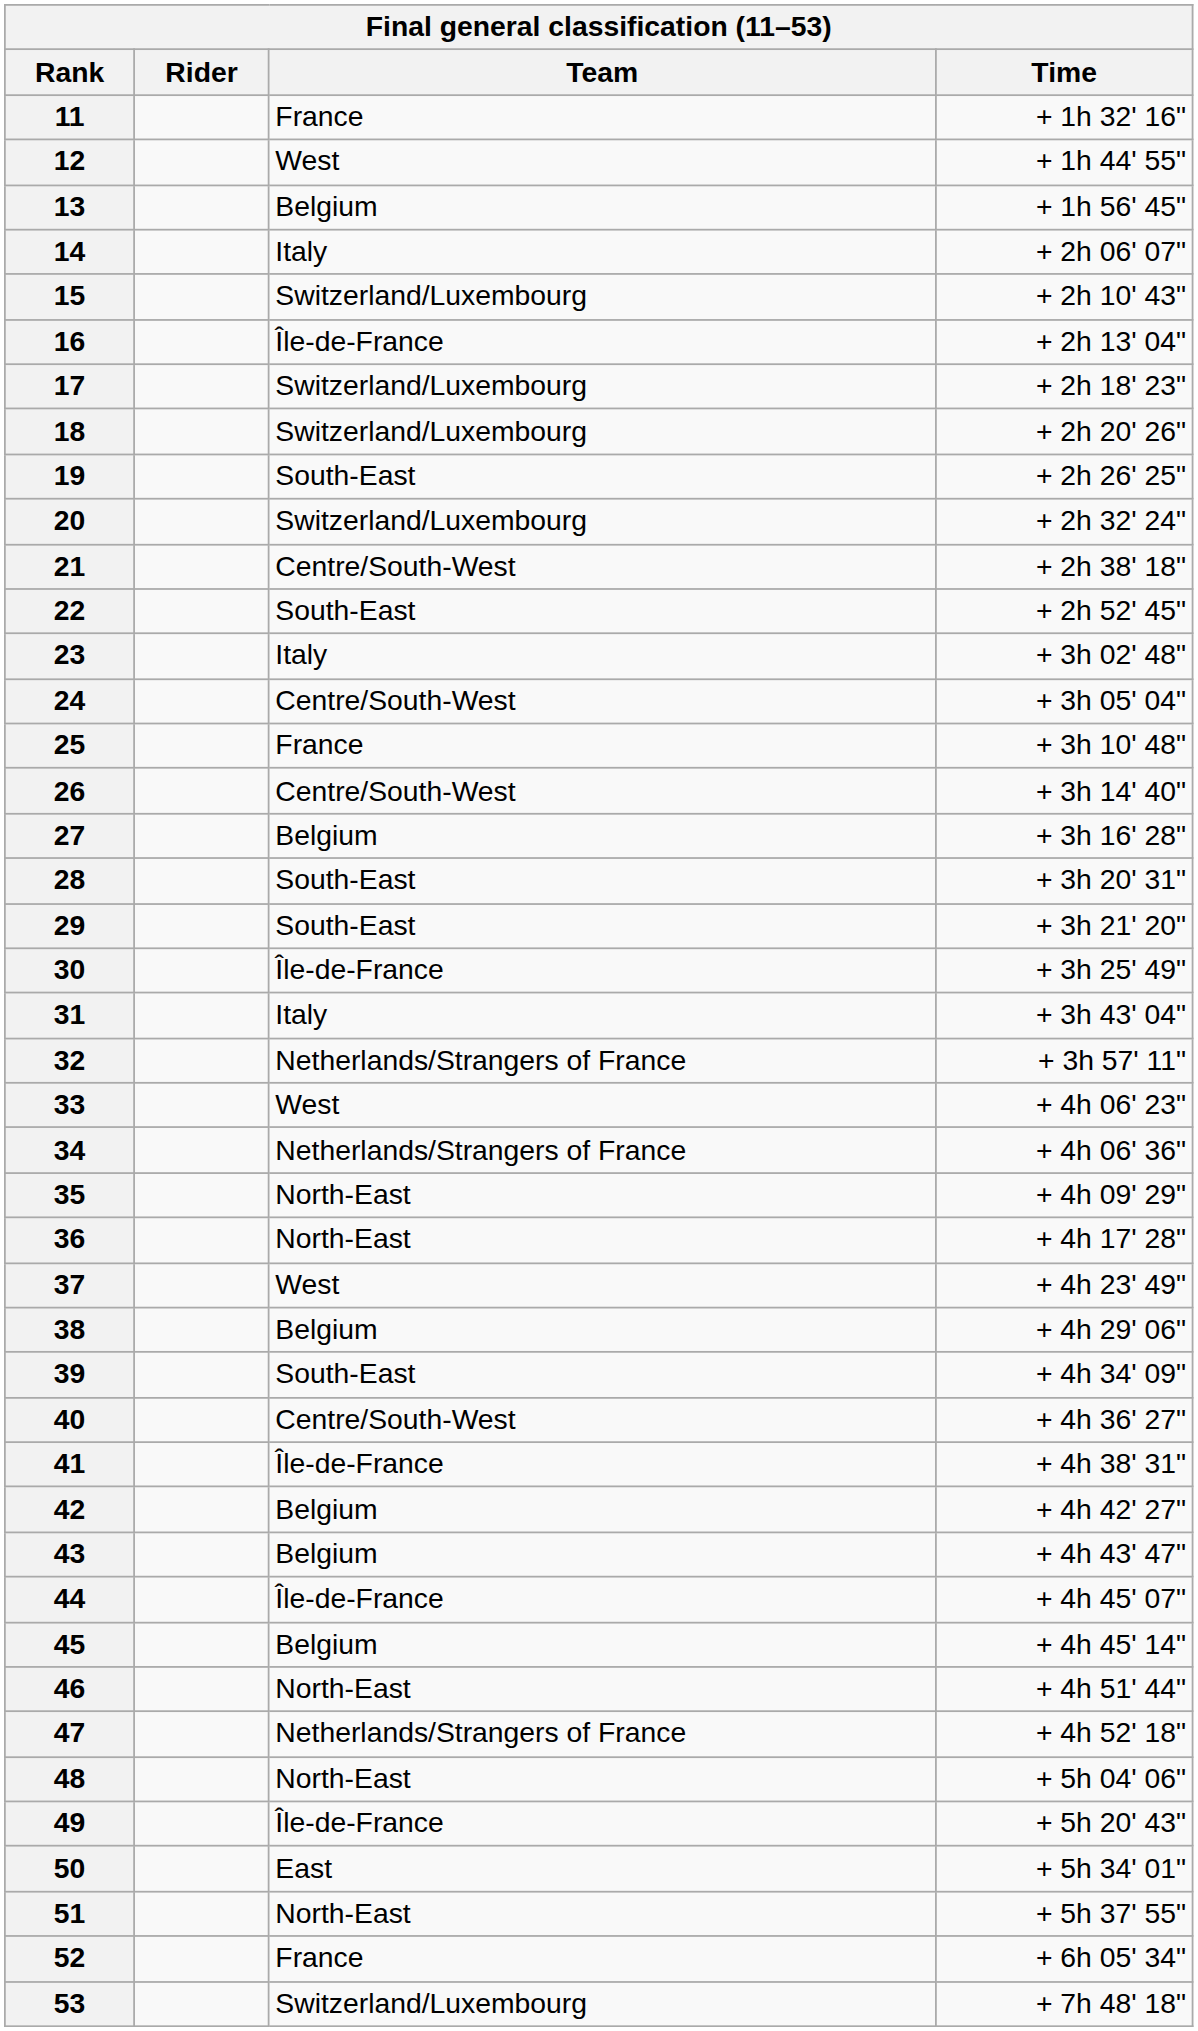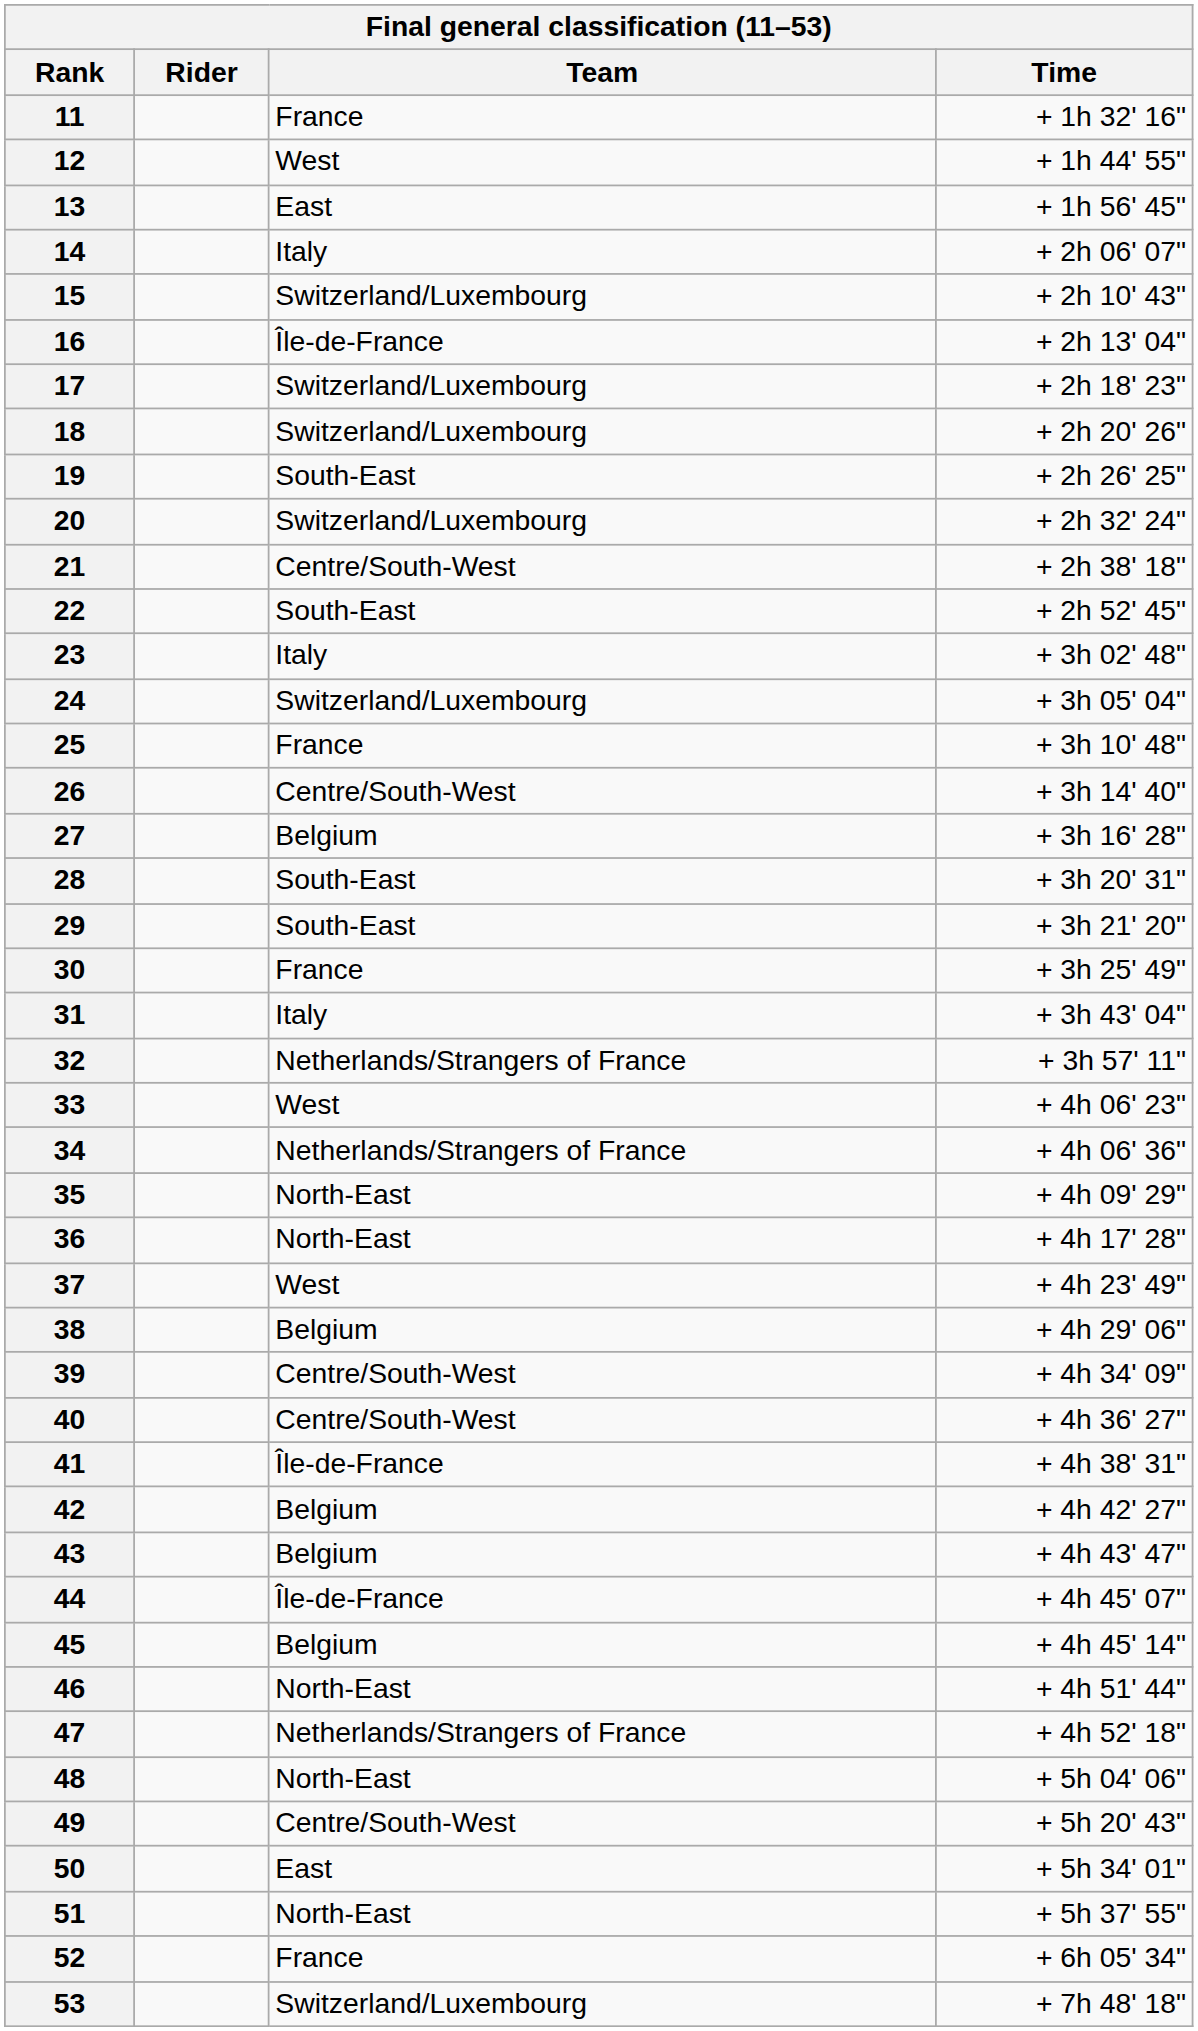(326, 206) Belgium -> (304, 206) East
(395, 700) Centre/South-West -> (431, 700) Switzerland/Luxembourg
(360, 970) Île-de-France -> (319, 970) France
(345, 1374) South-East -> (395, 1374) Centre/South-West
(360, 1823) Île-de-France -> (395, 1823) Centre/South-West
